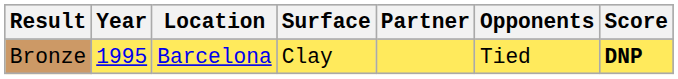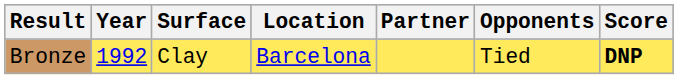columns swapped: (214, 22) <-> (326, 22)
(122, 57) 1995 -> (122, 57) 1992
